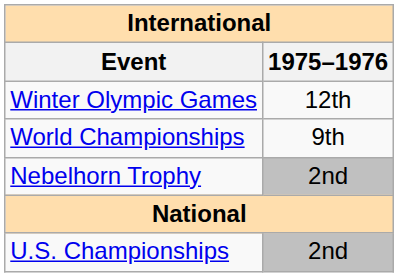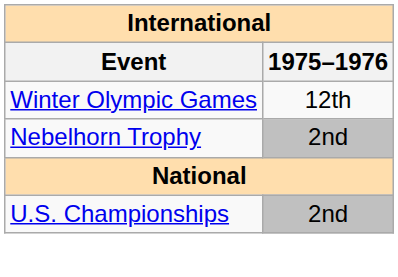- row: (127, 137)
